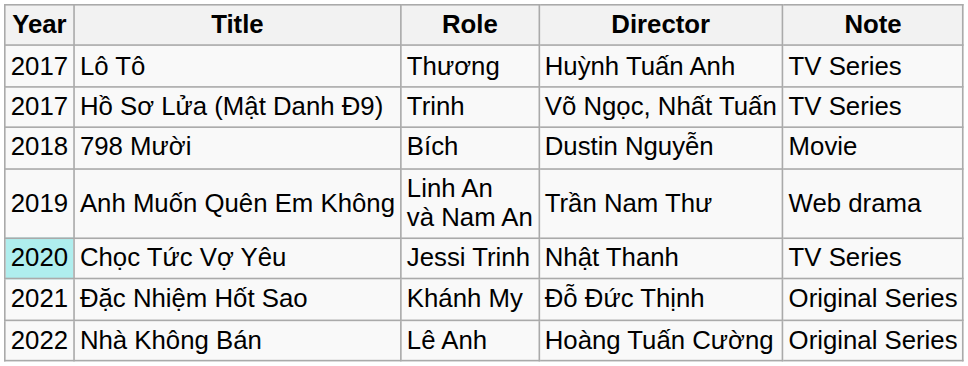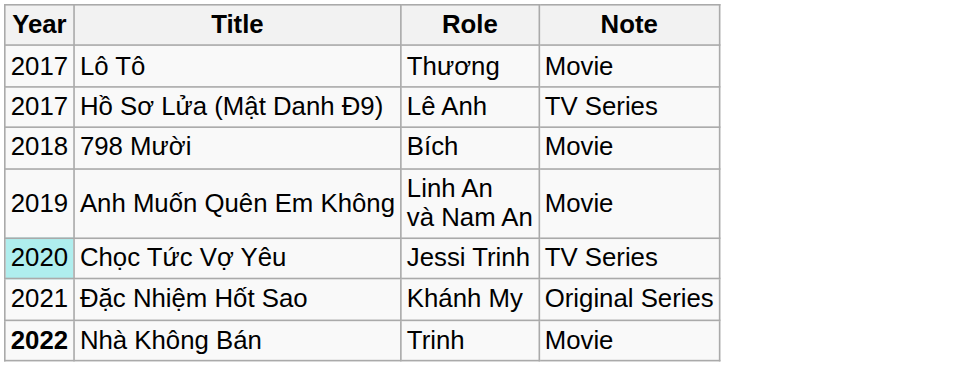- column: (661, 24)
(845, 65) TV Series -> (579, 65) Movie
(436, 106) Trinh -> (447, 106) Lê Anh
(855, 202) Web drama -> (579, 202) Movie
(39, 339) normal -> (39, 339) bold
(447, 339) Lê Anh -> (436, 339) Trinh
(873, 339) Original Series -> (579, 339) Movie
